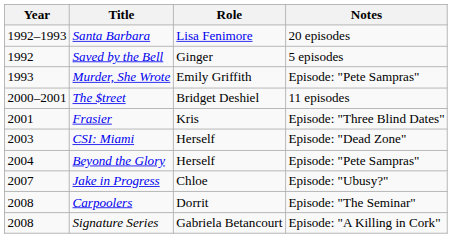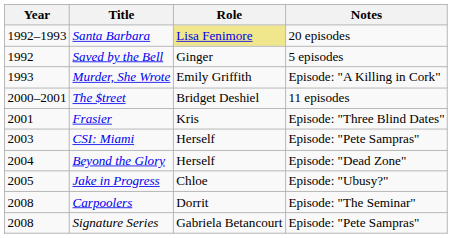(214, 35) no background -> (214, 35) khaki background
(354, 77) Episode: "Pete Sampras" -> (364, 77) Episode: "A Killing in Cork"
(347, 139) Episode: "Dead Zone" -> (354, 139) Episode: "Pete Sampras"
(354, 160) Episode: "Pete Sampras" -> (347, 160) Episode: "Dead Zone"
(21, 181) 2007 -> (21, 181) 2005
(364, 222) Episode: "A Killing in Cork" -> (354, 222) Episode: "Pete Sampras"
